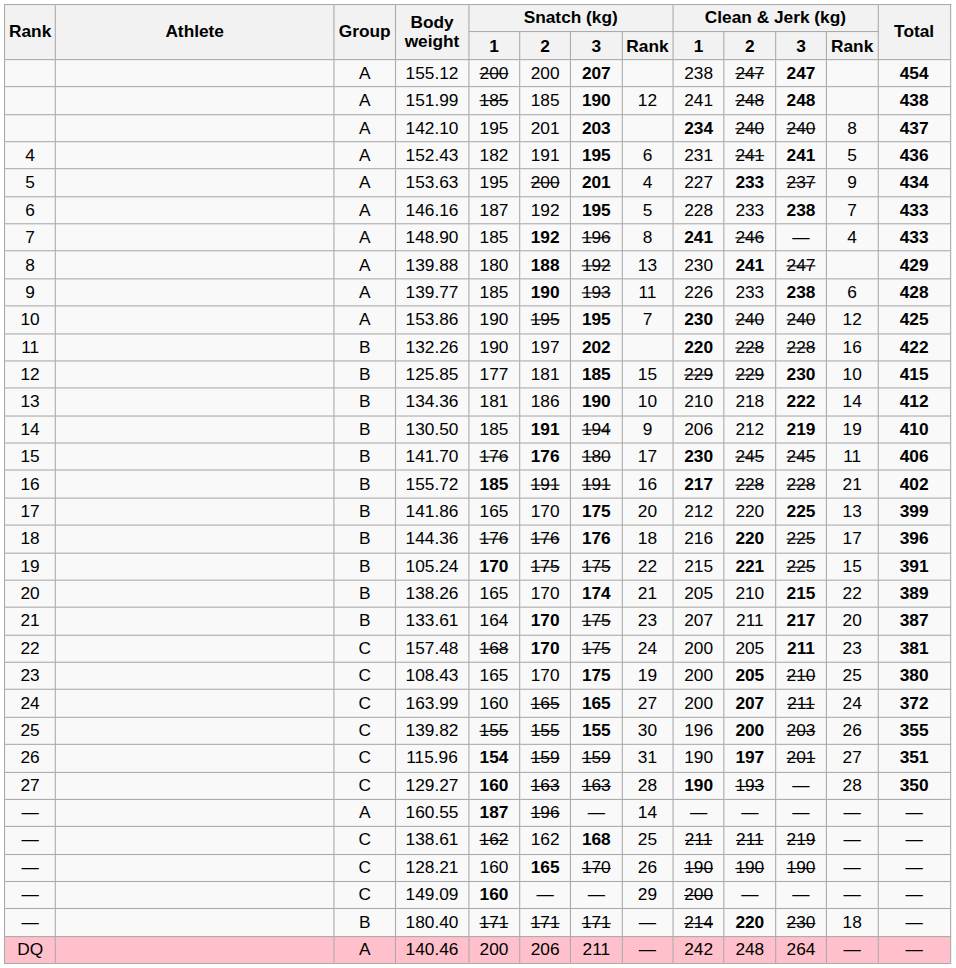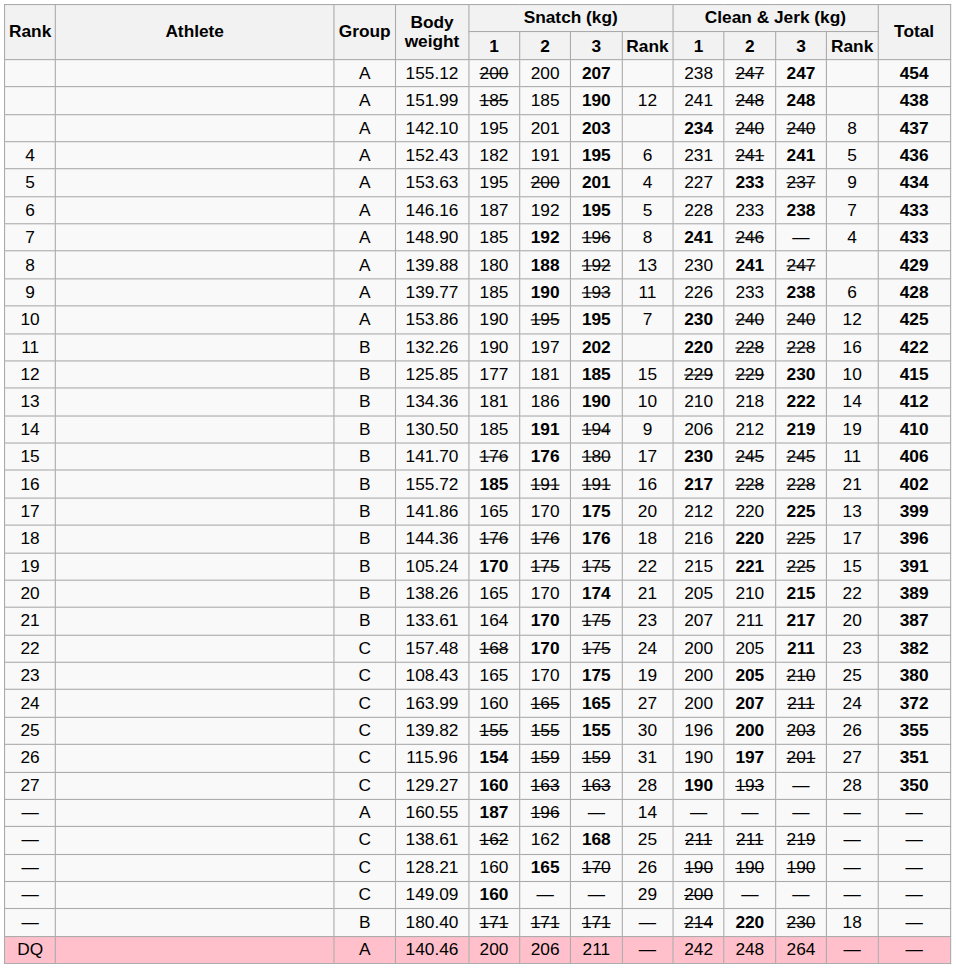(914, 648) 381 -> (914, 648) 382
